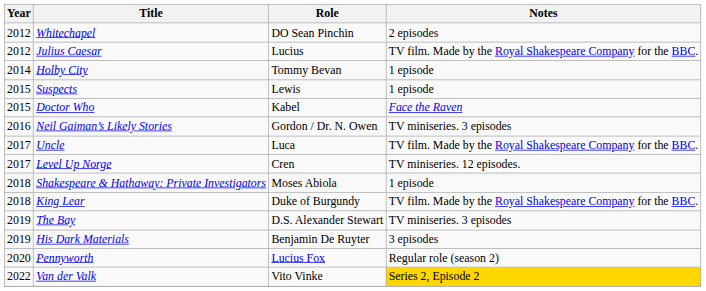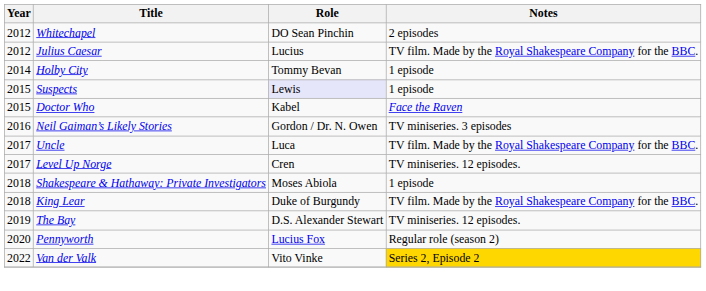(286, 88) no background -> (286, 88) lavender background
(450, 220) TV miniseries. 3 episodes -> (455, 220) TV miniseries. 12 episodes.
- row: (83, 239)
